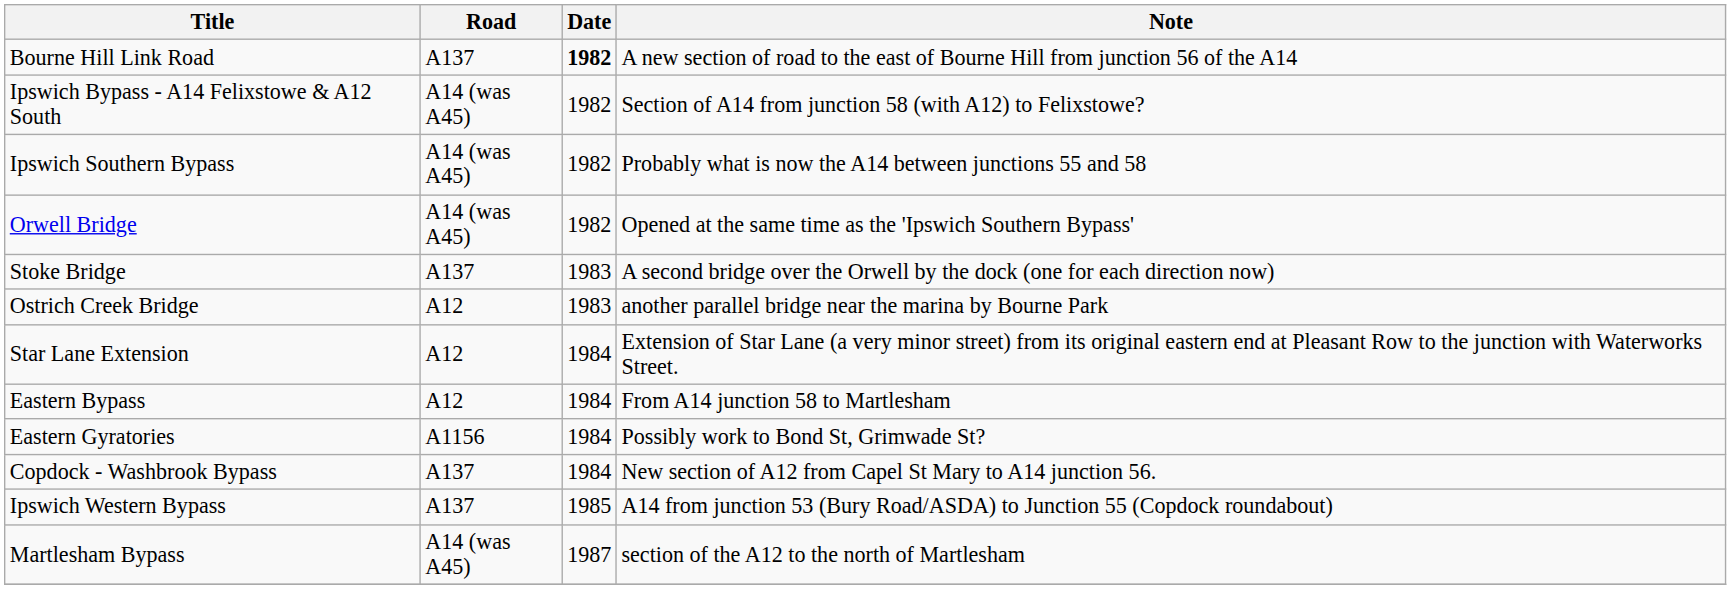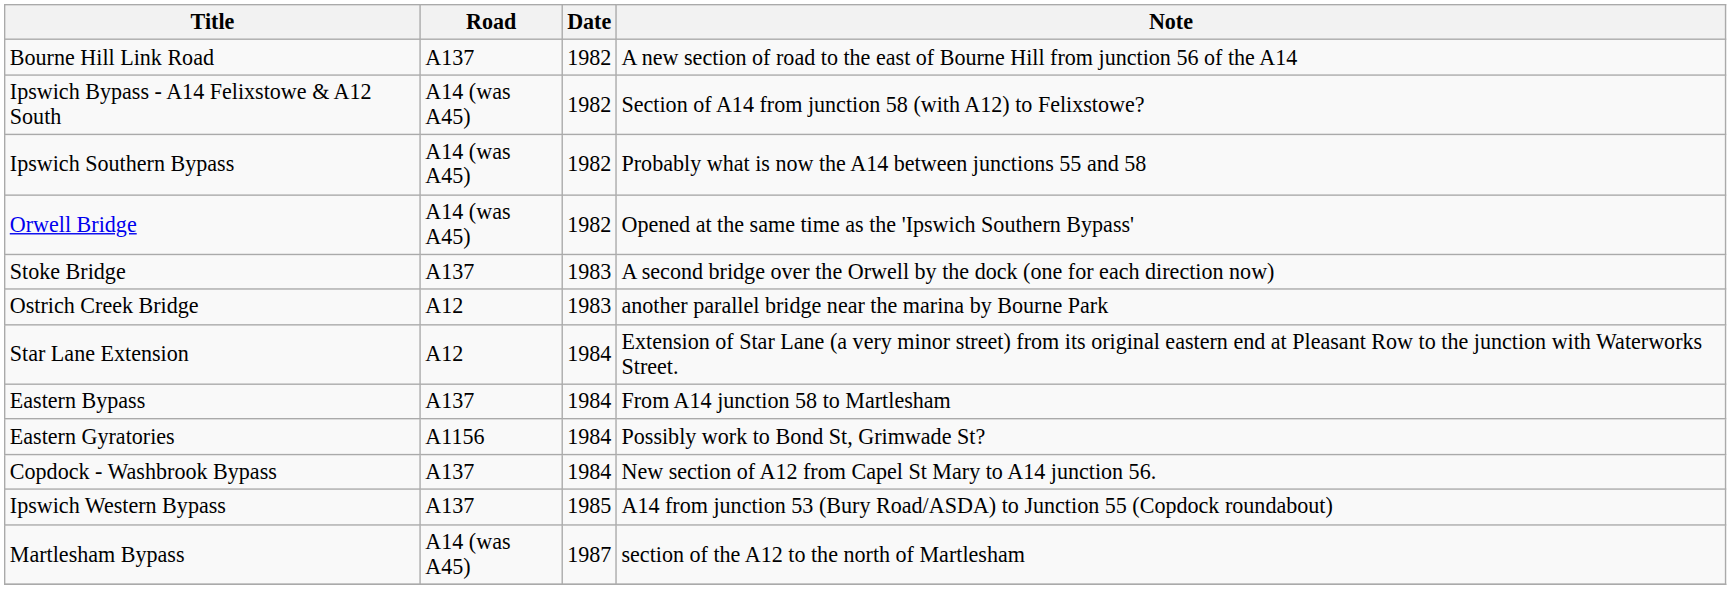(589, 57) bold -> (589, 57) normal
(444, 401) A12 -> (450, 401) A137
